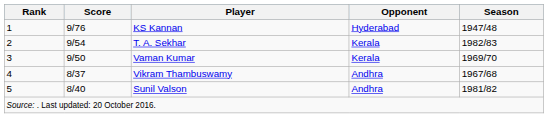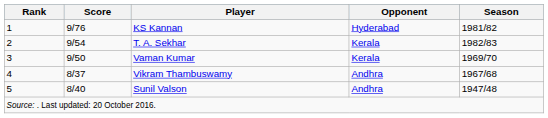(479, 27) 1947/48 -> (479, 27) 1981/82
(479, 89) 1981/82 -> (479, 89) 1947/48
